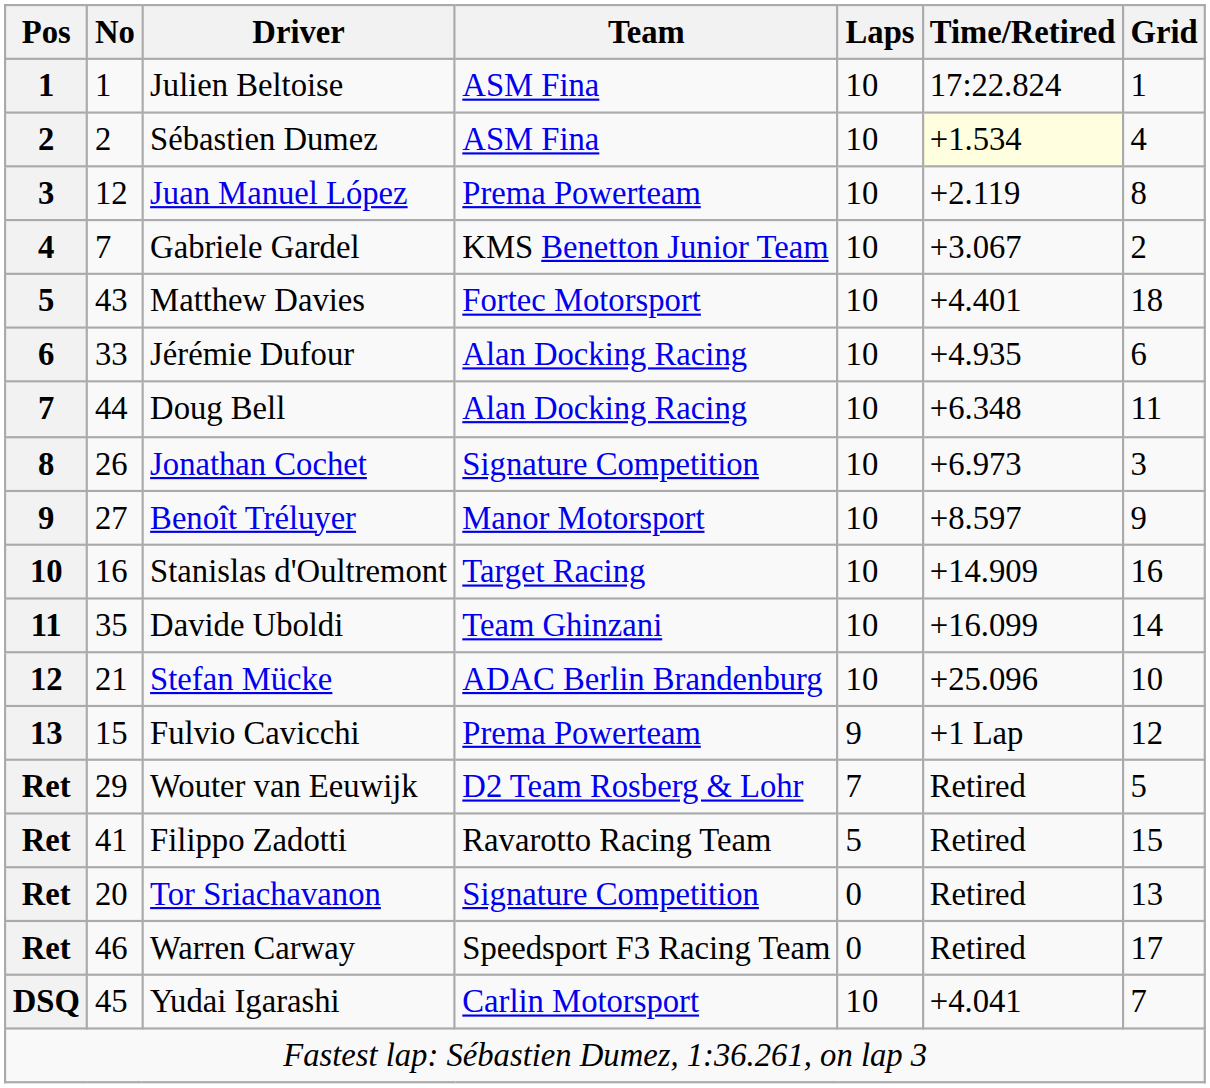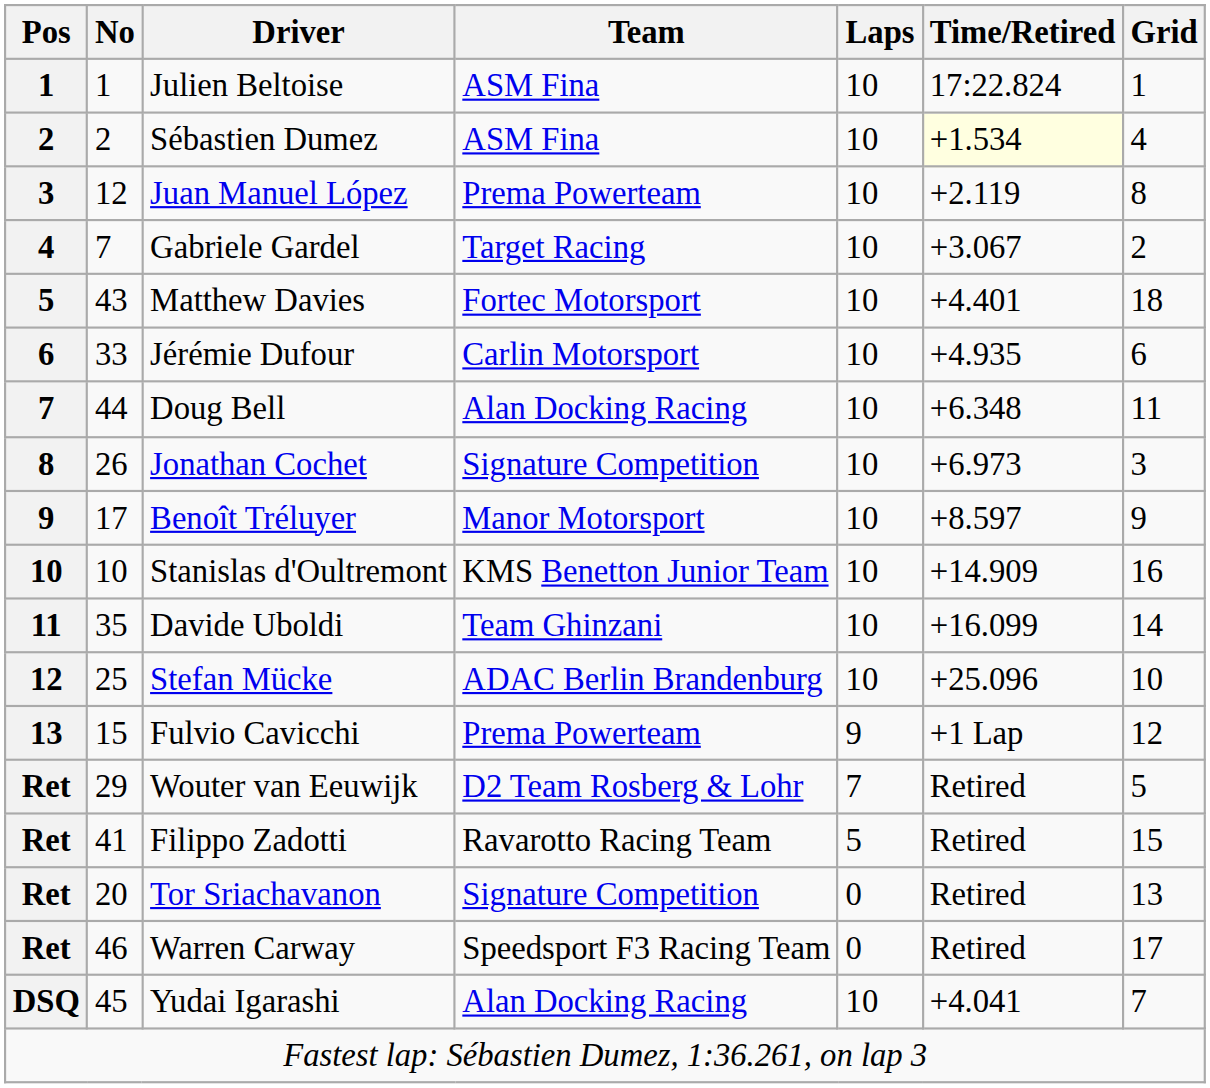(645, 247) KMS Benetton Junior Team -> (554, 247) Target Racing
(605, 354) Alan Docking Racing -> (581, 354) Carlin Motorsport
(111, 516) 27 -> (111, 516) 17
(111, 570) 16 -> (111, 570) 10
(554, 570) Target Racing -> (645, 570) KMS Benetton Junior Team
(111, 678) 21 -> (111, 678) 25
(581, 1001) Carlin Motorsport -> (605, 1001) Alan Docking Racing
